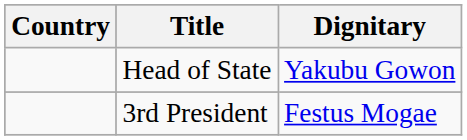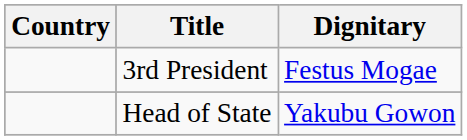rows swapped: (195, 112) <-> (197, 69)
